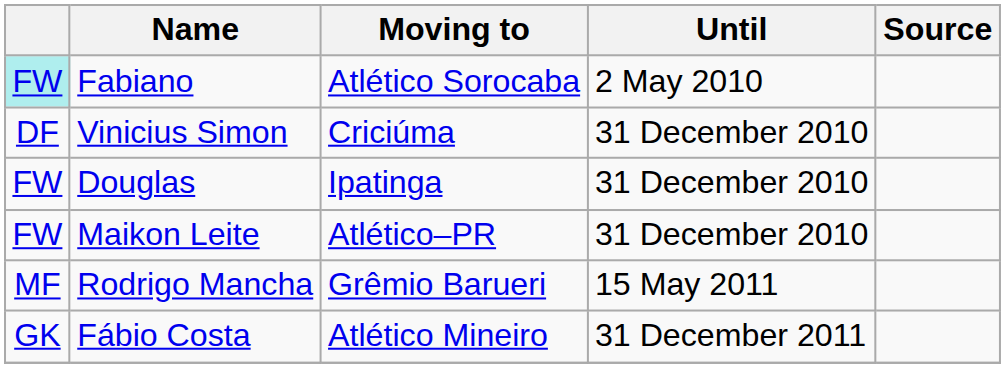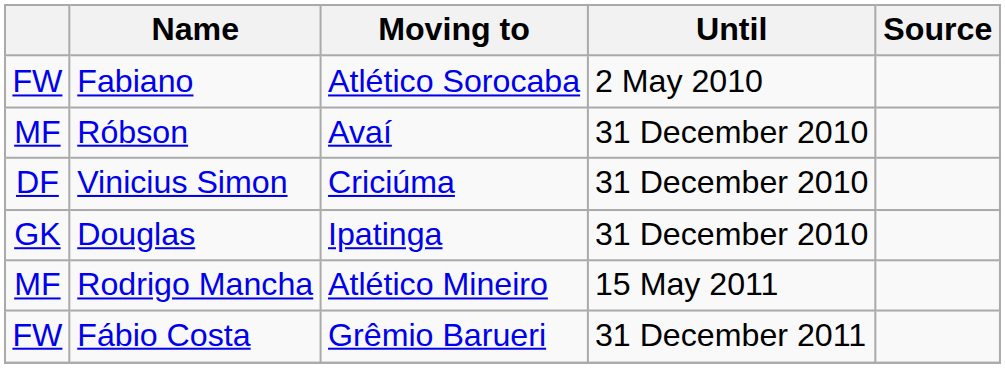(37, 81) paleturquoise background -> (37, 81) no background
+ row: (133, 132)
(37, 183) FW -> (37, 234) GK
- row: (168, 234)
(437, 285) Grêmio Barueri -> (438, 285) Atlético Mineiro
(37, 336) GK -> (37, 336) FW
(438, 336) Atlético Mineiro -> (437, 336) Grêmio Barueri
